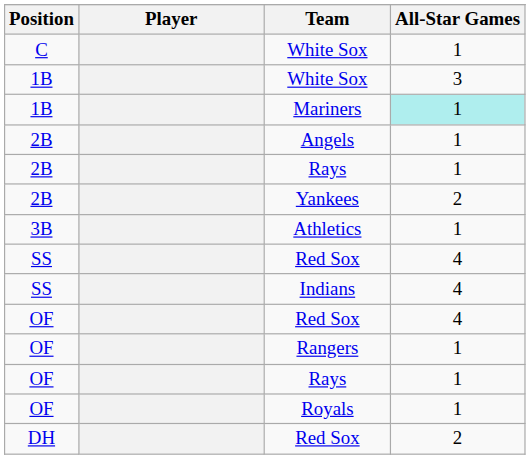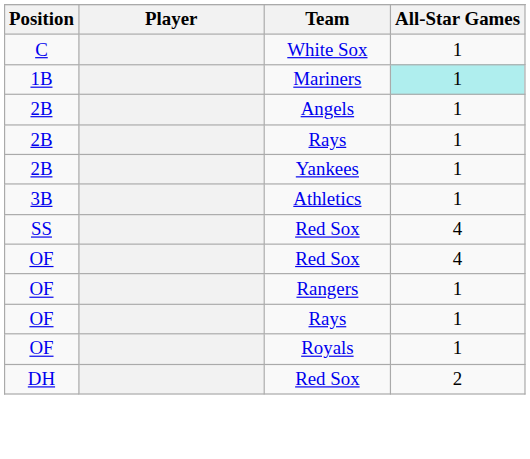- row: (41, 79)
(458, 199) 2 -> (458, 169) 1
- row: (41, 288)
